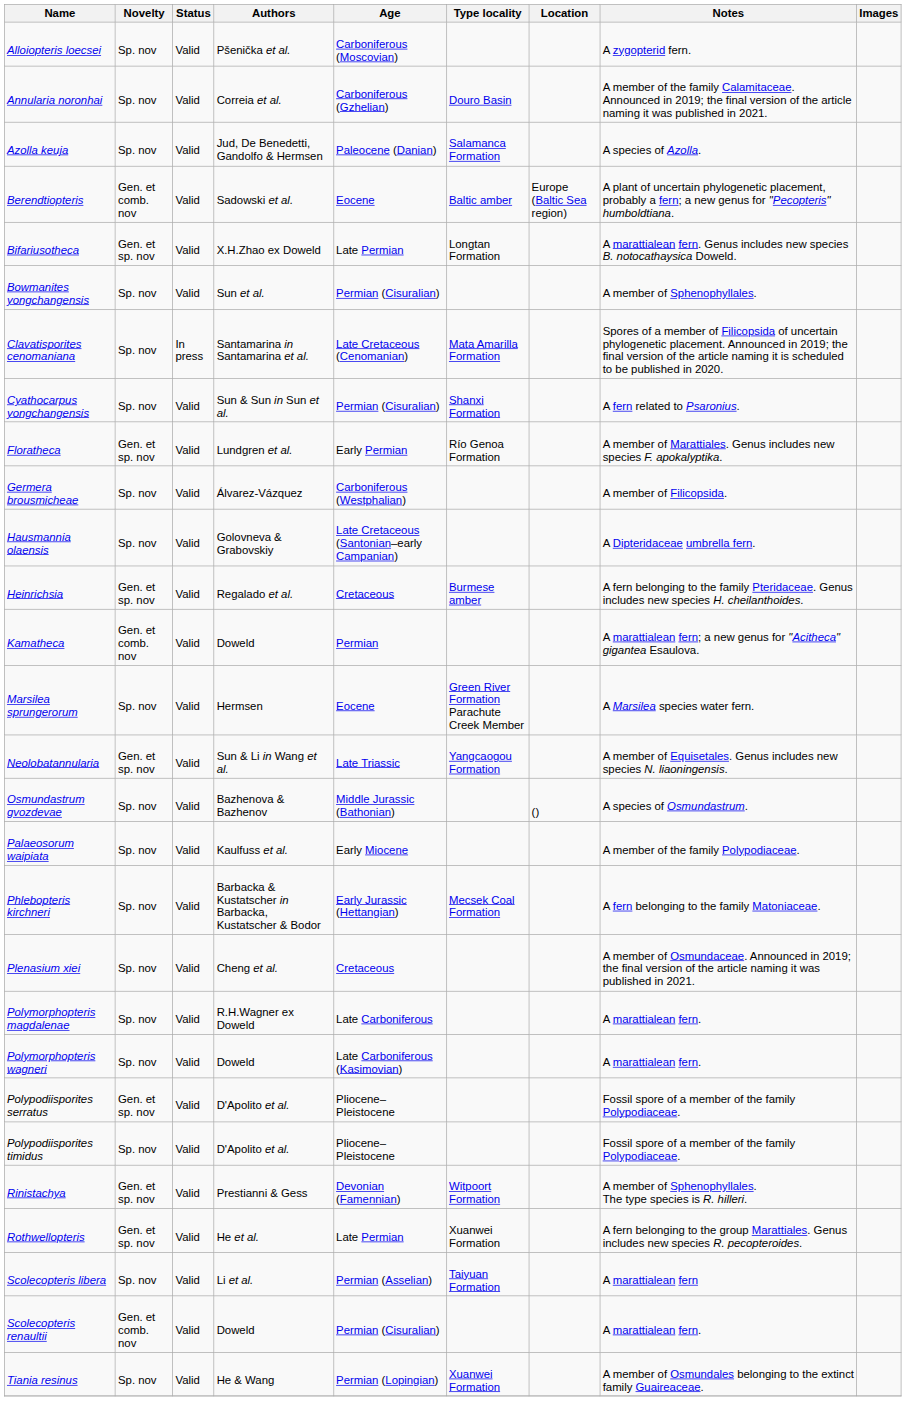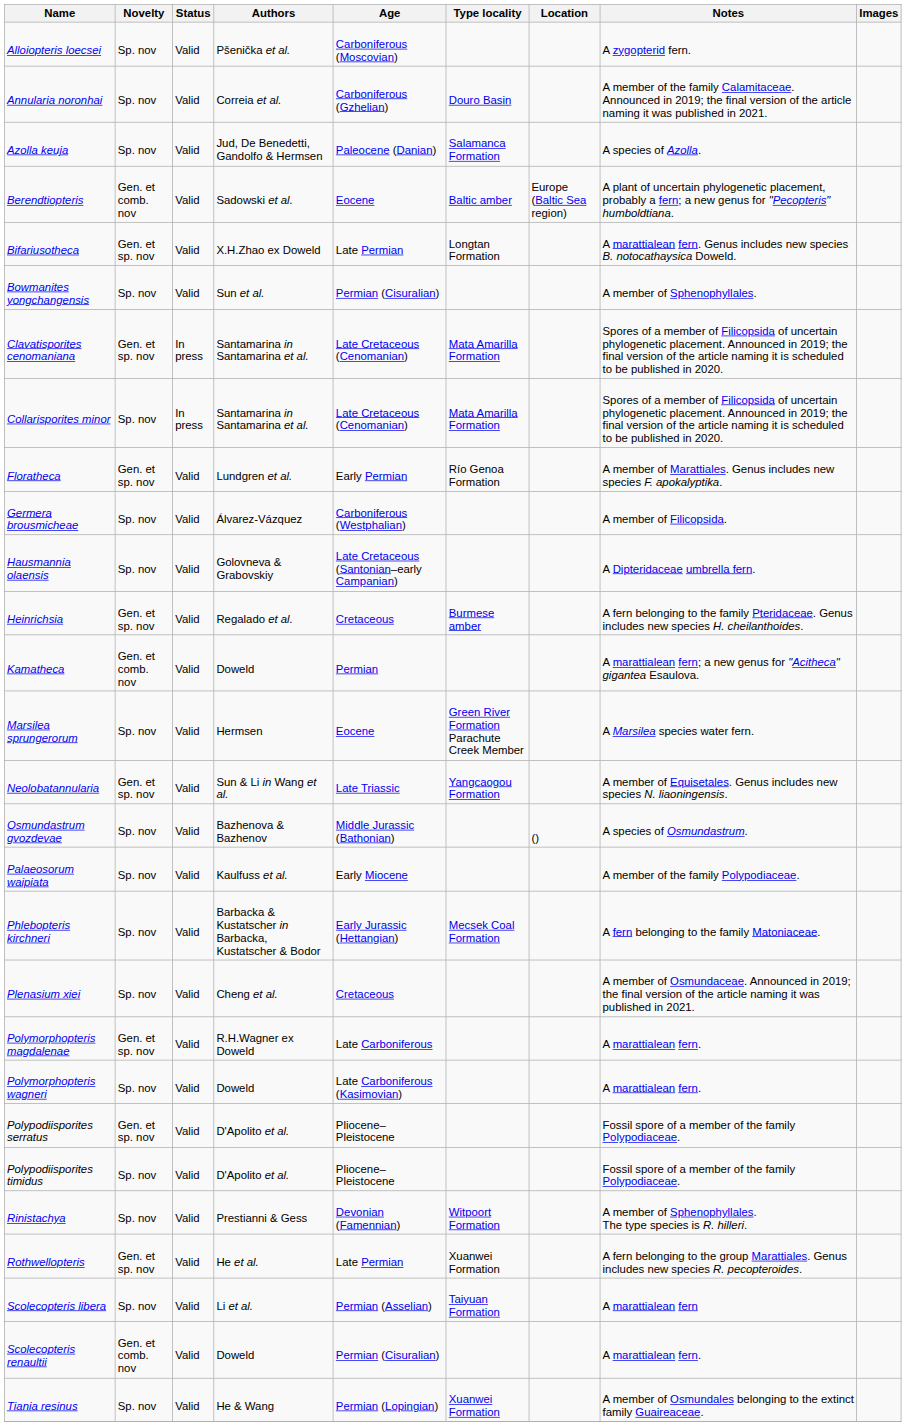(137, 350) Sp. nov -> (136, 350) Gen. et sp. nov
+ row: (59, 419)
- row: (48, 406)
(137, 1019) Sp. nov -> (136, 1044) Gen. et sp. nov
(137, 1193) Gen. et sp. nov -> (137, 1219) Sp. nov
